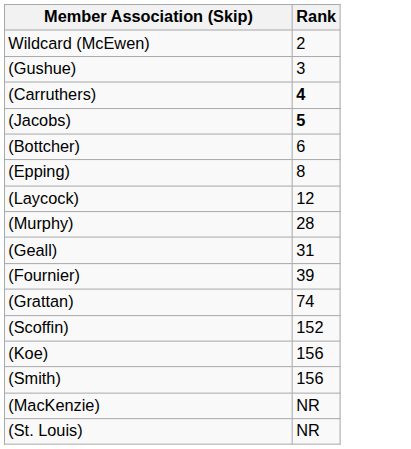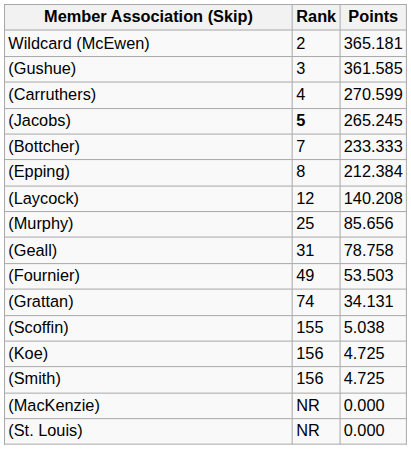+ column: (373, 17)
(301, 95) bold -> (301, 95) normal
(301, 146) 6 -> (301, 146) 7
(305, 224) 28 -> (305, 224) 25
(305, 276) 39 -> (305, 276) 49
(310, 328) 152 -> (310, 328) 155
